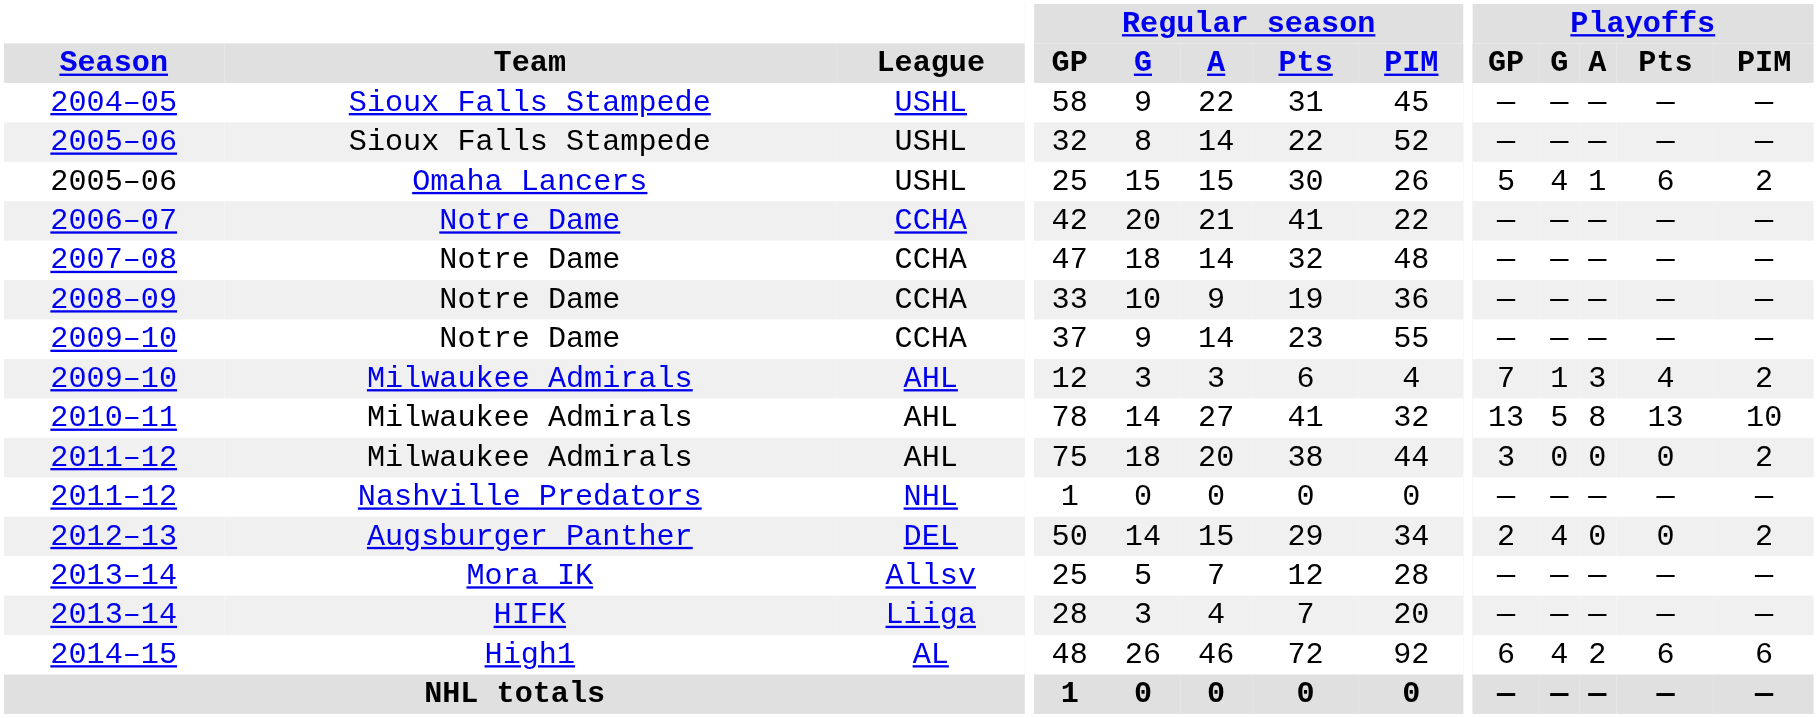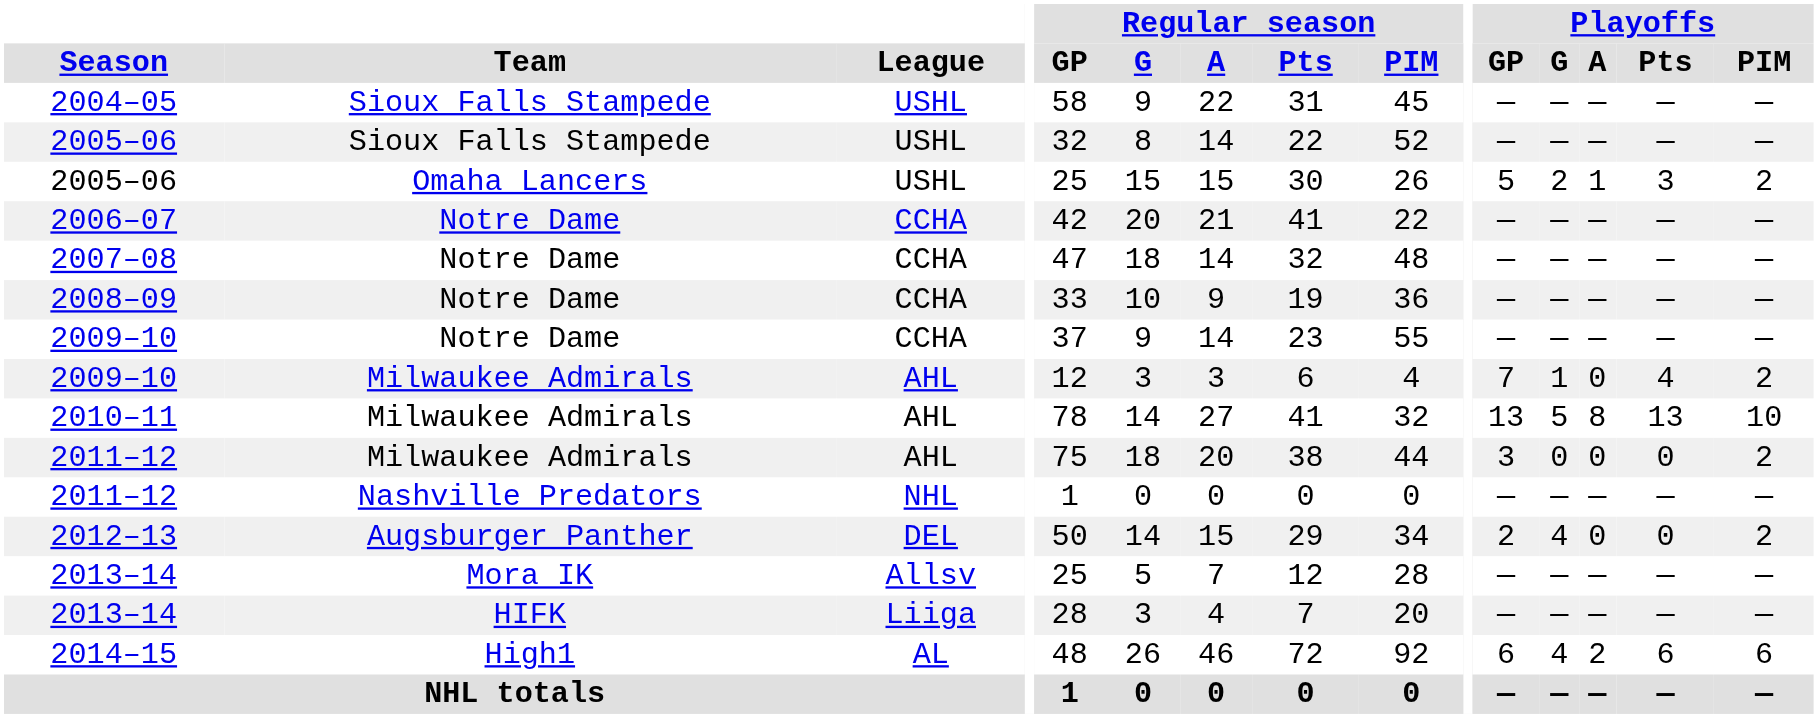(1559, 181) 4 -> (1559, 181) 2
(1665, 181) 6 -> (1665, 181) 3
(1597, 379) 3 -> (1597, 379) 0
